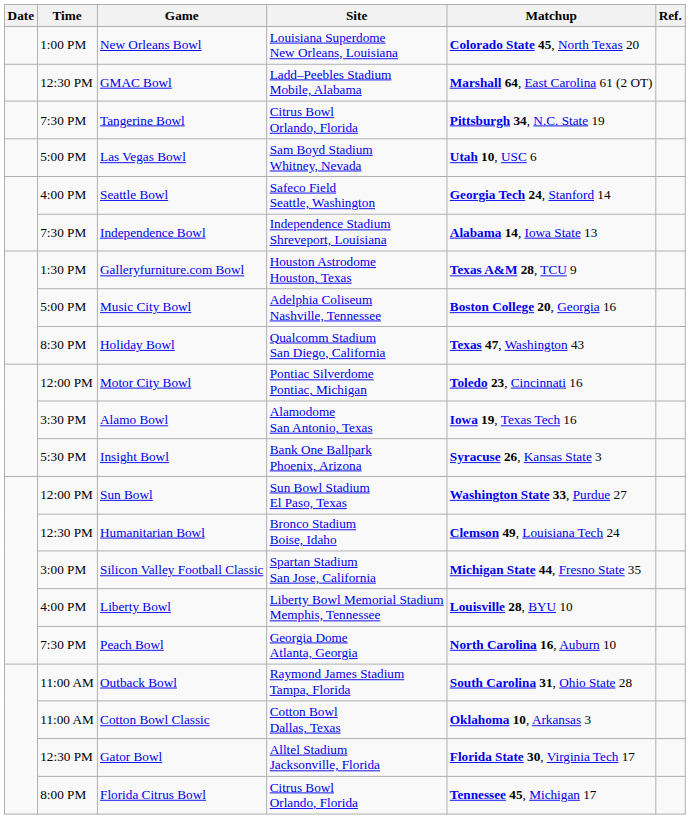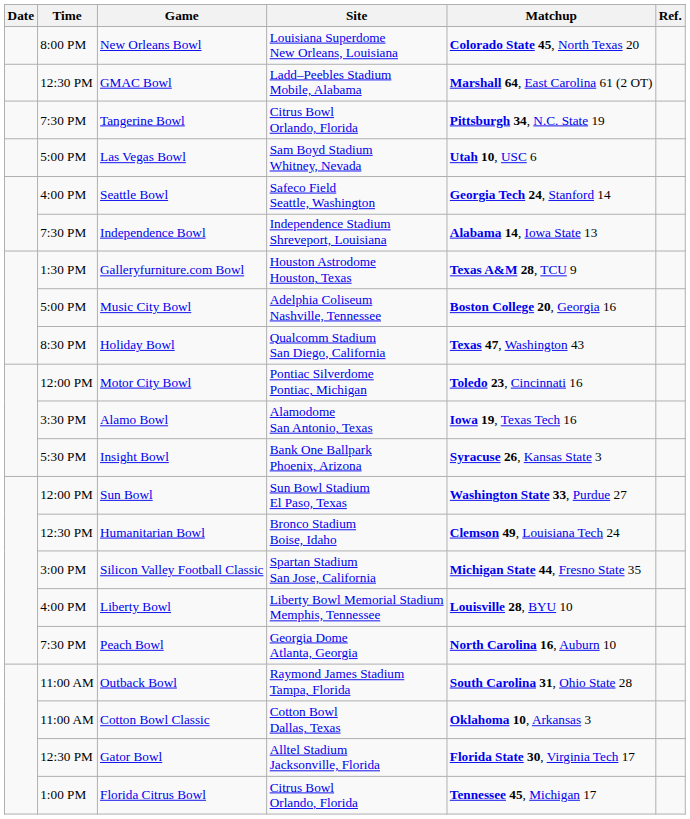(63, 45) 1:00 PM -> (63, 45) 8:00 PM
(63, 795) 8:00 PM -> (63, 795) 1:00 PM
